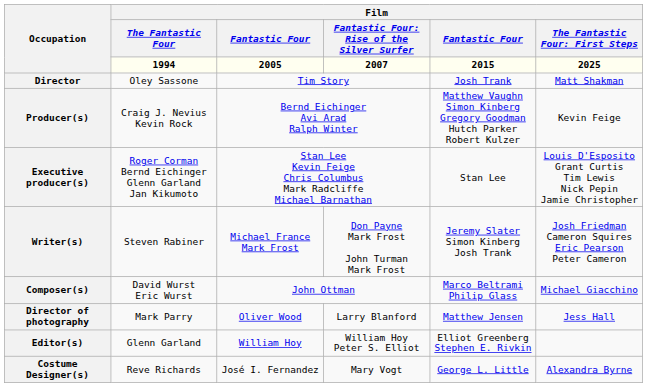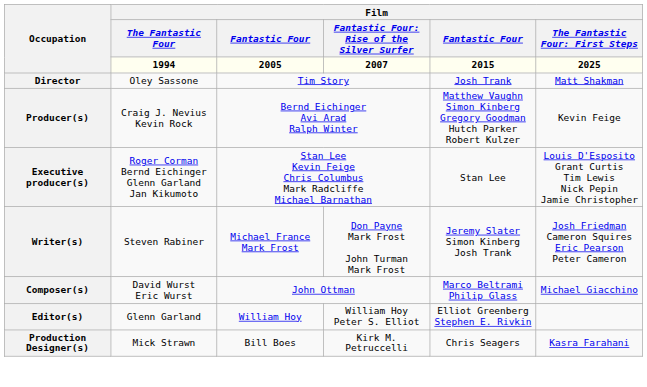- row: (58, 317)
+ row: (58, 343)
- row: (58, 369)
